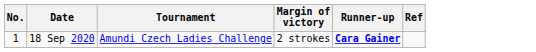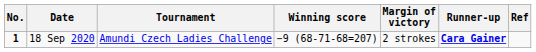+ column: (327, 18)
(16, 40) normal -> (16, 40) bold
